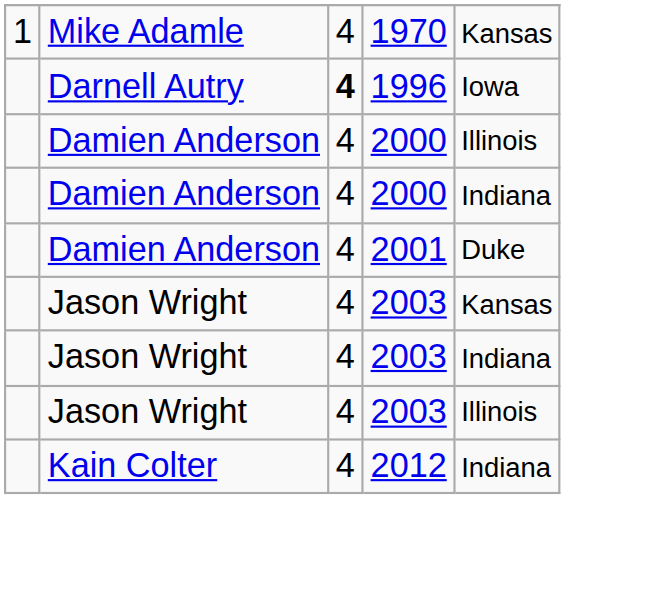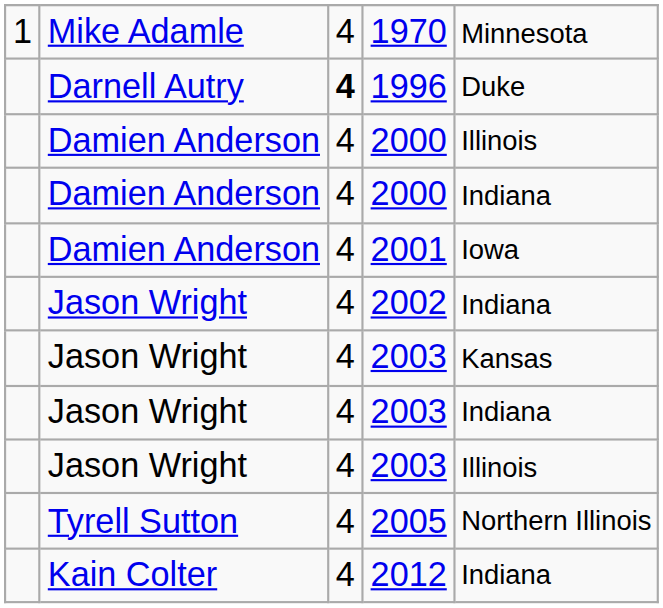(507, 32) Kansas -> (524, 32) Minnesota
(490, 87) Iowa -> (493, 87) Duke
(493, 249) Duke -> (490, 249) Iowa
+ row: (147, 303)
+ row: (143, 520)
